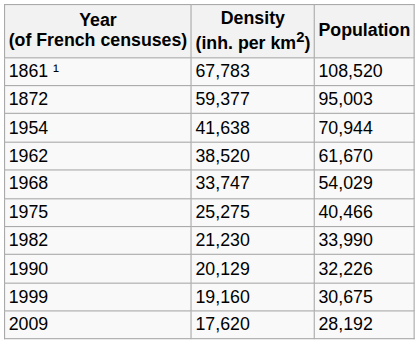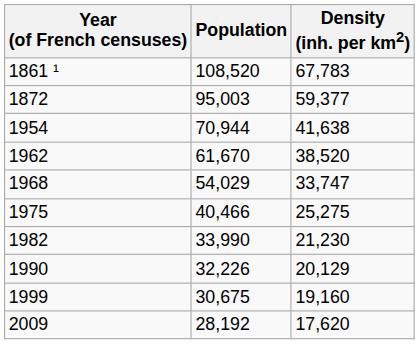columns swapped: (364, 30) <-> (253, 30)
